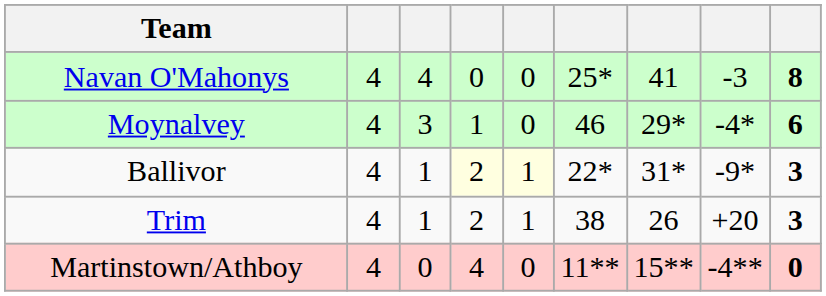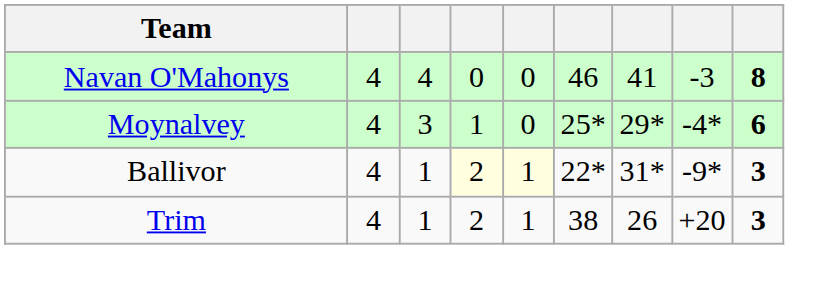(590, 76) 25* -> (583, 76) 46
(590, 123) 46 -> (583, 123) 25*
- row: (176, 266)
